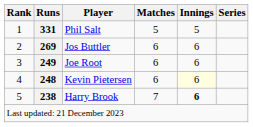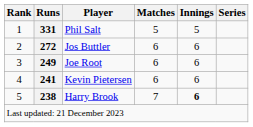(48, 46) 269 -> (48, 46) 272
(48, 79) 248 -> (48, 79) 241
(197, 79) lightyellow background -> (197, 79) no background
